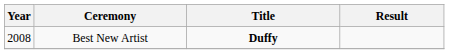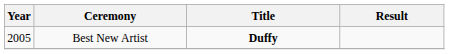(19, 38) 2008 -> (19, 38) 2005
